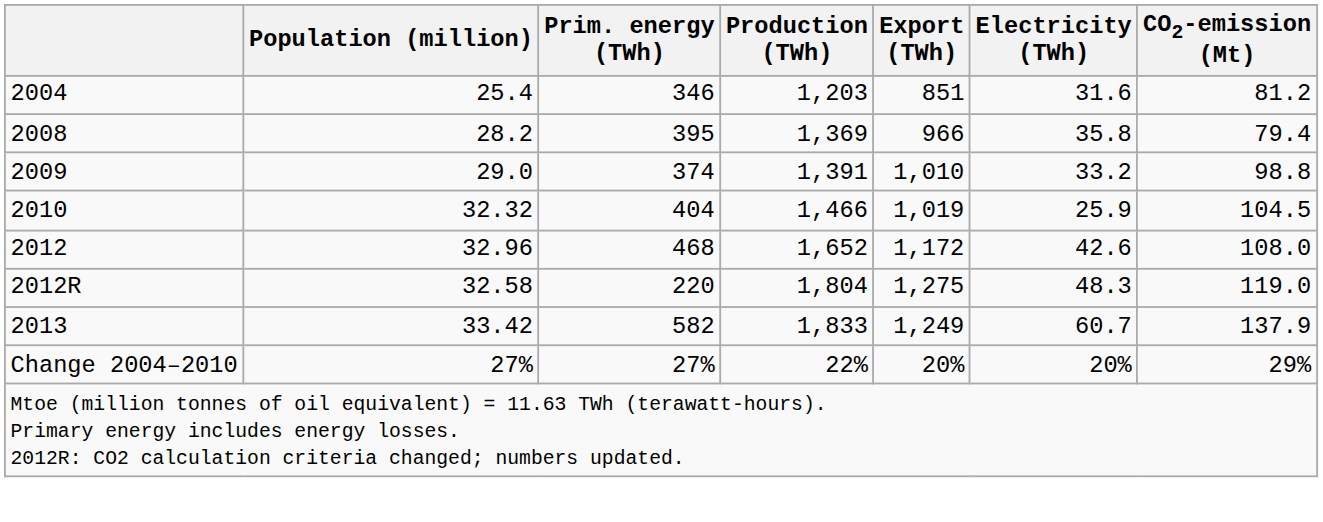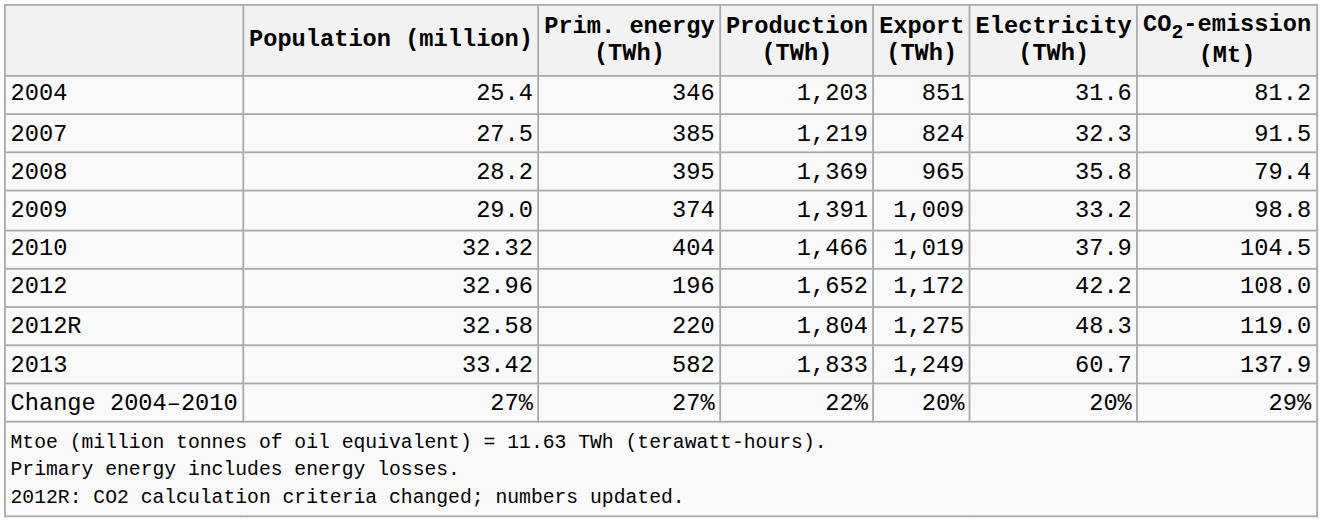+ row: (39, 133)
(943, 133) 966 -> (943, 172) 965
(929, 172) 1,010 -> (929, 210) 1,009
(1103, 210) 25.9 -> (1103, 249) 37.9
(693, 249) 468 -> (693, 288) 196
(1103, 249) 42.6 -> (1103, 288) 42.2
